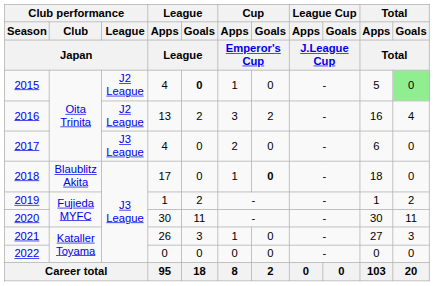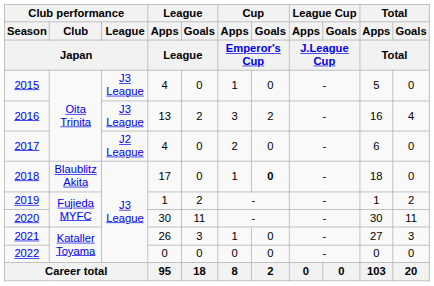(125, 85) J2 League -> (125, 85) J3 League
(199, 85) bold -> (199, 85) normal
(411, 85) lightgreen background -> (411, 85) no background
(125, 115) J2 League -> (125, 115) J3 League
(125, 146) J3 League -> (125, 146) J2 League
